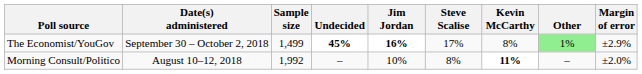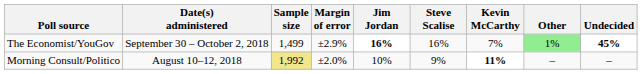columns swapped: (616, 19) <-> (340, 25)
(453, 43) 17% -> (438, 43) 16%
(510, 43) 8% -> (495, 43) 7%
(291, 60) no background -> (291, 60) khaki background
(453, 60) 8% -> (438, 60) 9%
